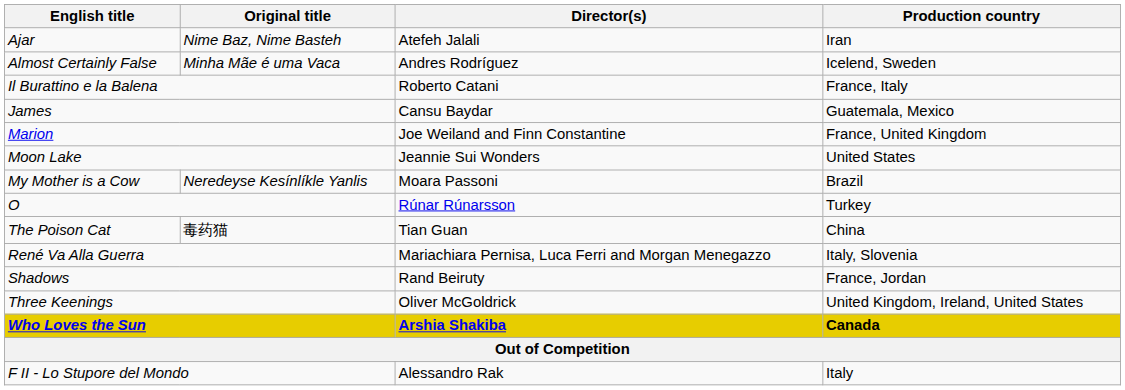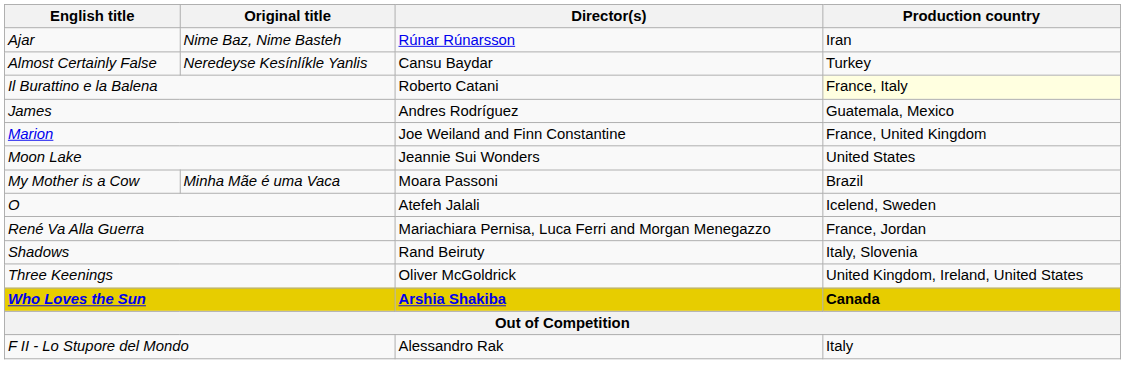(439, 39) Atefeh Jalali -> (457, 39) Rúnar Rúnarsson
(262, 63) Minha Mãe é uma Vaca -> (275, 63) Neredeyse Kesínlíkle Yanlis
(458, 63) Andres Rodríguez -> (446, 63) Cansu Baydar
(881, 63) Icelend, Sweden -> (848, 63) Turkey
(867, 87) no background -> (867, 87) lightyellow background
(446, 110) Cansu Baydar -> (458, 110) Andres Rodríguez
(275, 181) Neredeyse Kesínlíkle Yanlis -> (262, 181) Minha Mãe é uma Vaca
(457, 205) Rúnar Rúnarsson -> (439, 205) Atefeh Jalali
(848, 205) Turkey -> (881, 205) Icelend, Sweden
- row: (59, 230)
(872, 255) Italy, Slovenia -> (876, 228) France, Jordan
(876, 278) France, Jordan -> (872, 252) Italy, Slovenia
